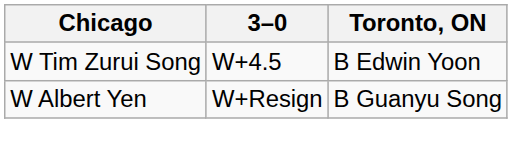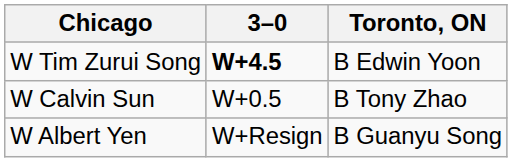(247, 61) normal -> (247, 61) bold
+ row: (82, 99)
